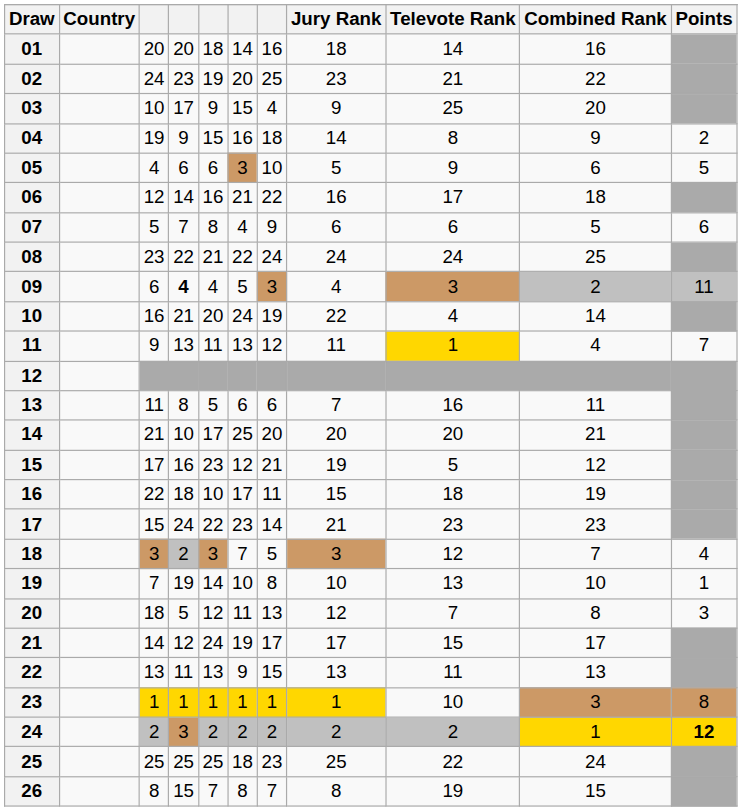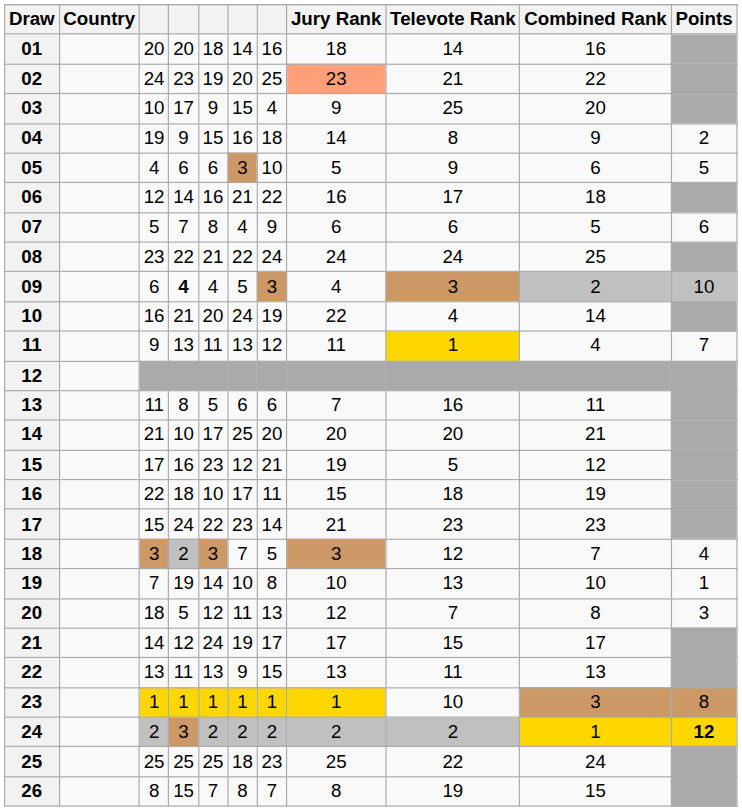(336, 78) no background -> (336, 78) lightsalmon background
(704, 286) 11 -> (704, 286) 10
